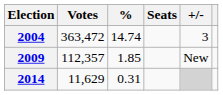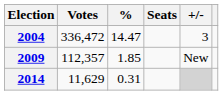(83, 36) 363,472 -> (83, 36) 336,472
(126, 36) 14.74 -> (126, 36) 14.47
